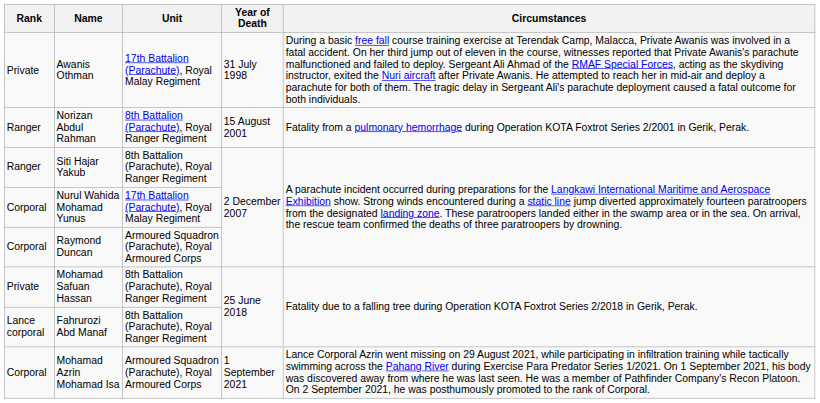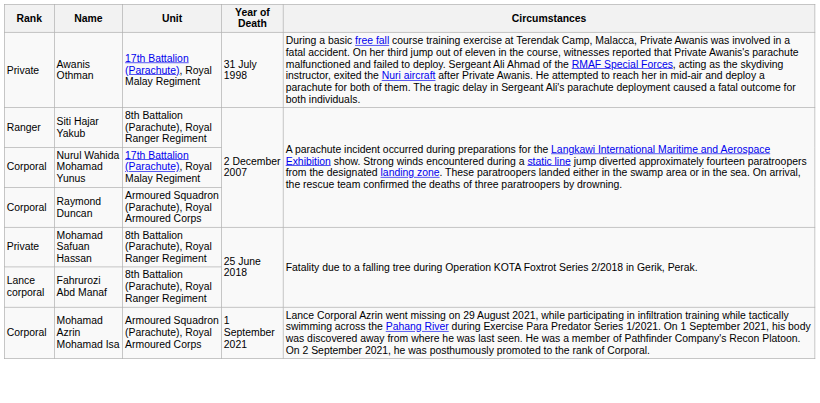- row: (76, 127)
